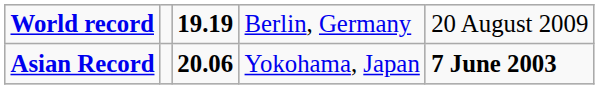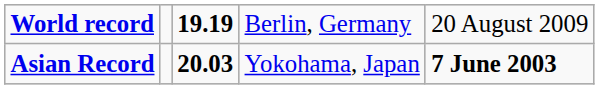(205, 63) 20.06 -> (205, 63) 20.03
